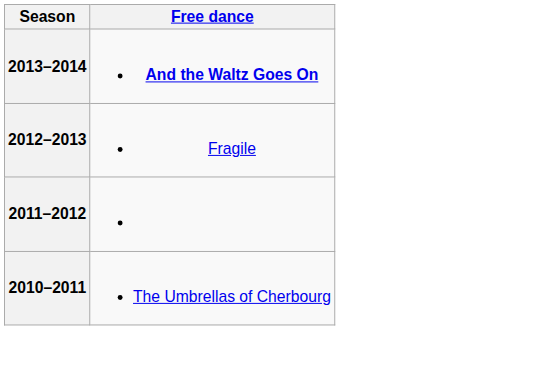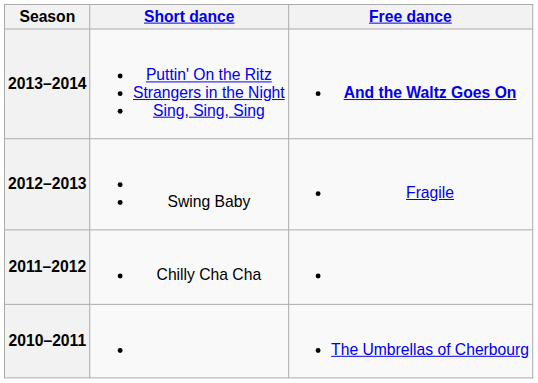+ column: (189, 16)
